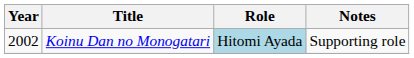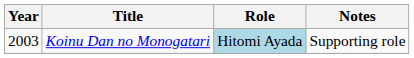(23, 41) 2002 -> (23, 41) 2003
